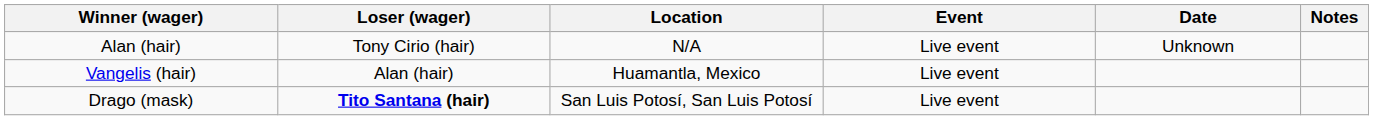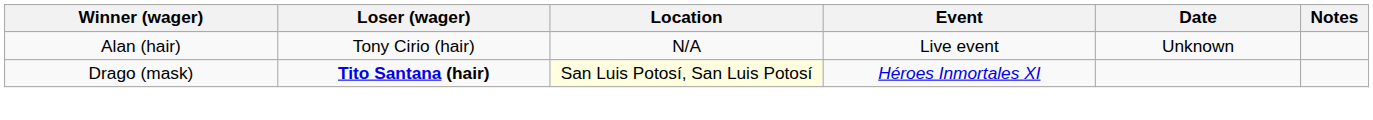- row: (141, 73)
(687, 100) no background -> (687, 73) lightyellow background
(959, 100) Live event -> (959, 73) Héroes Inmortales XI
